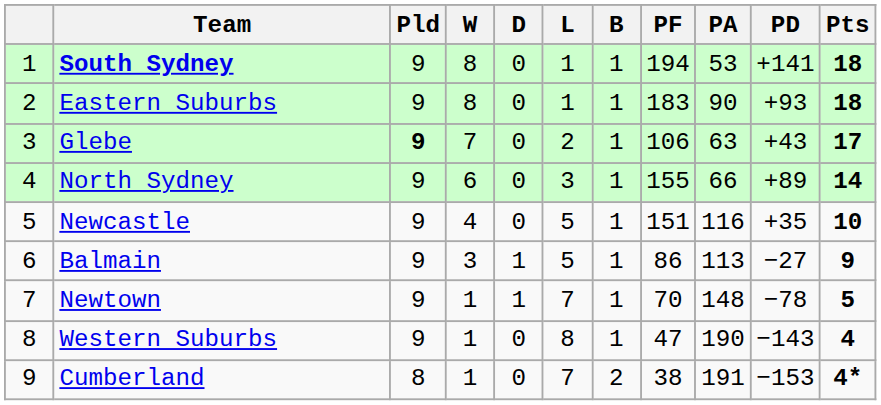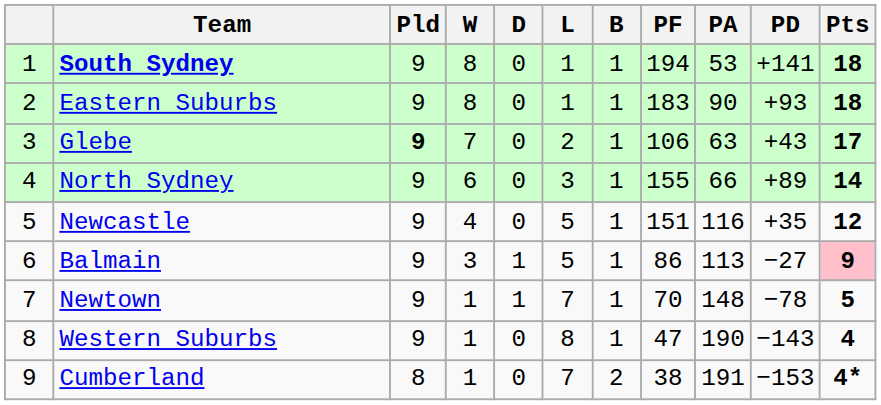(848, 222) 10 -> (848, 222) 12
(848, 261) no background -> (848, 261) pink background
